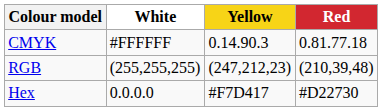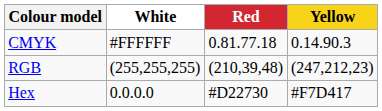columns swapped: (337, 17) <-> (250, 17)
